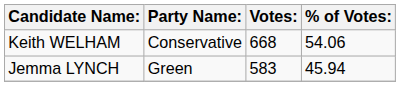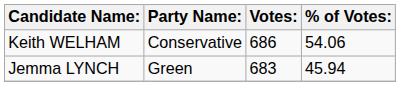(263, 42) 668 -> (263, 42) 686
(263, 68) 583 -> (263, 68) 683
